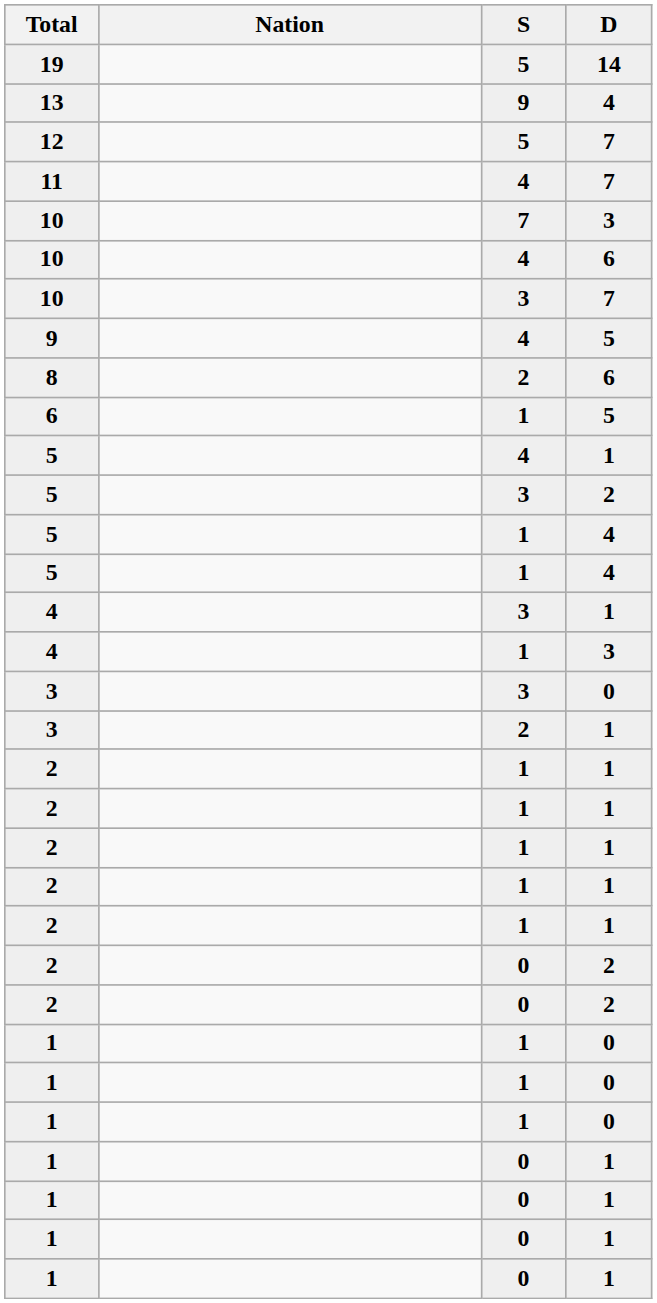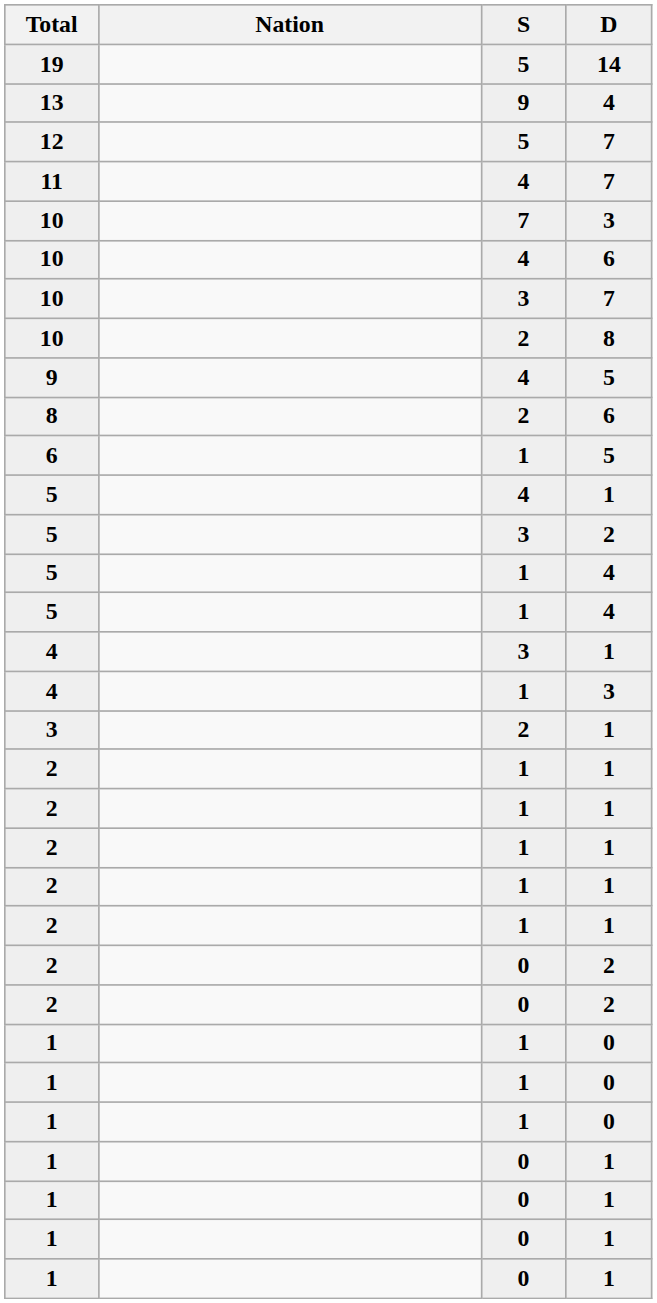+ row: (52, 337)
- row: (52, 690)
